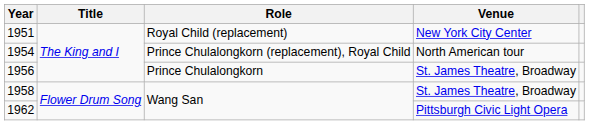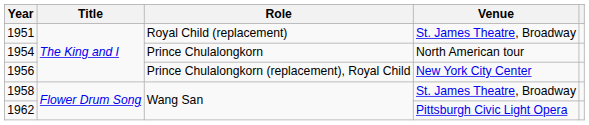(474, 33) New York City Center -> (496, 33) St. James Theatre, Broadway
(279, 52) Prince Chulalongkorn (replacement), Royal Child -> (205, 52) Prince Chulalongkorn
(205, 71) Prince Chulalongkorn -> (279, 71) Prince Chulalongkorn (replacement), Royal Child
(496, 71) St. James Theatre, Broadway -> (474, 71) New York City Center
